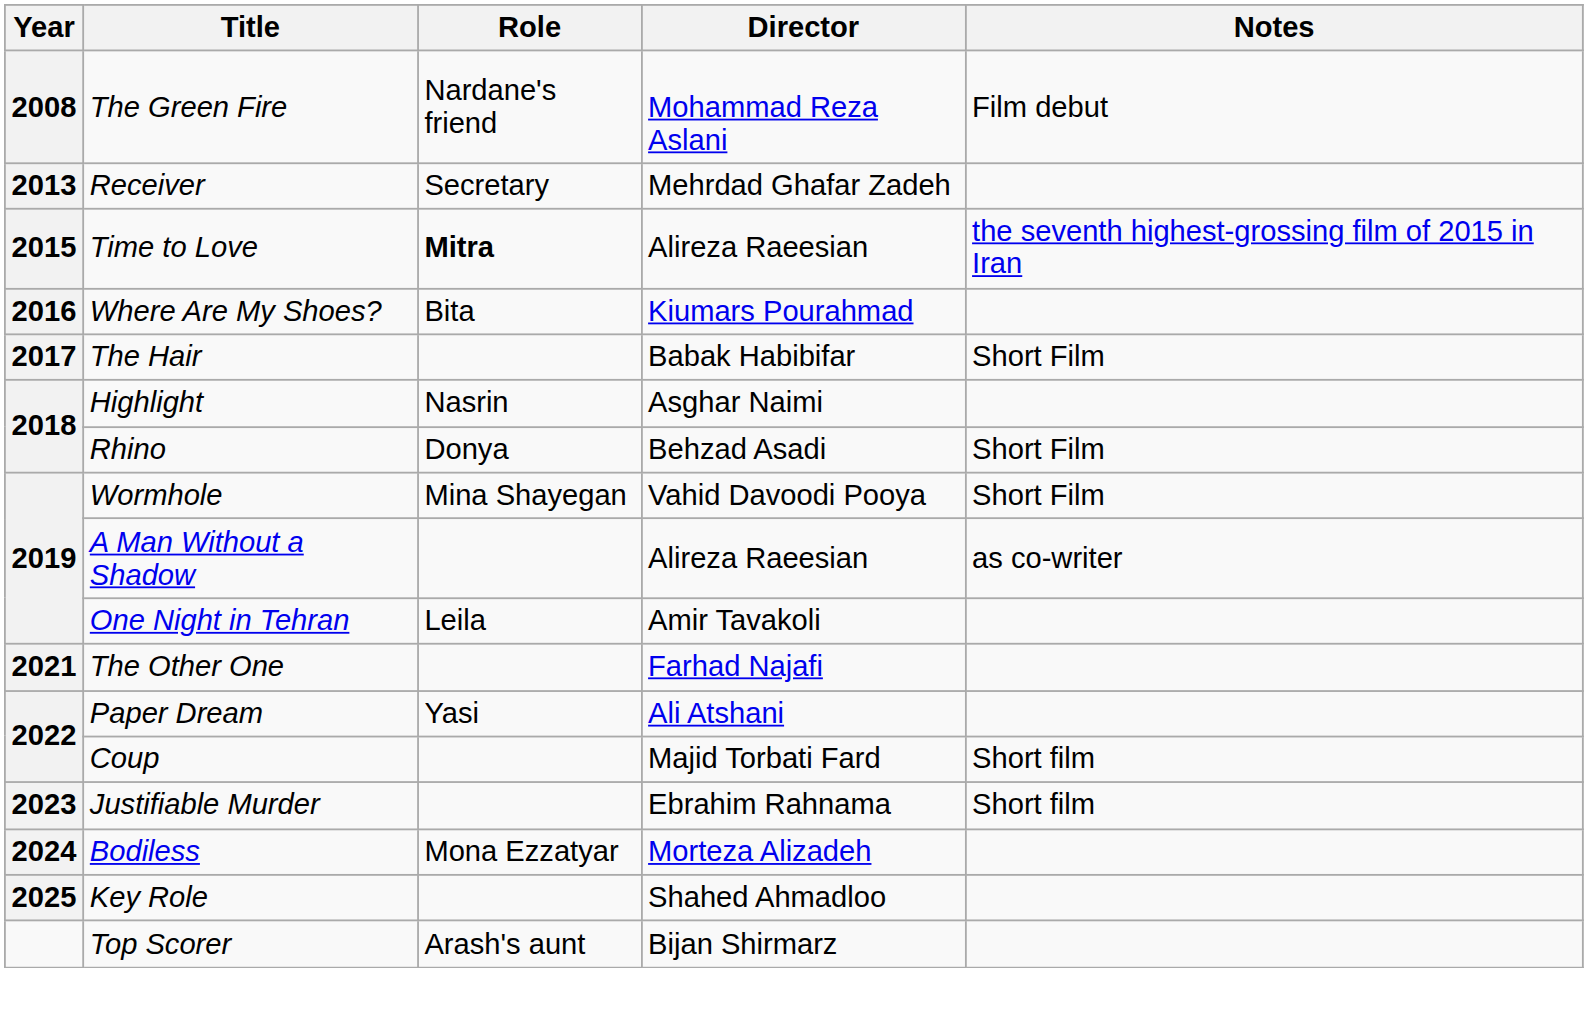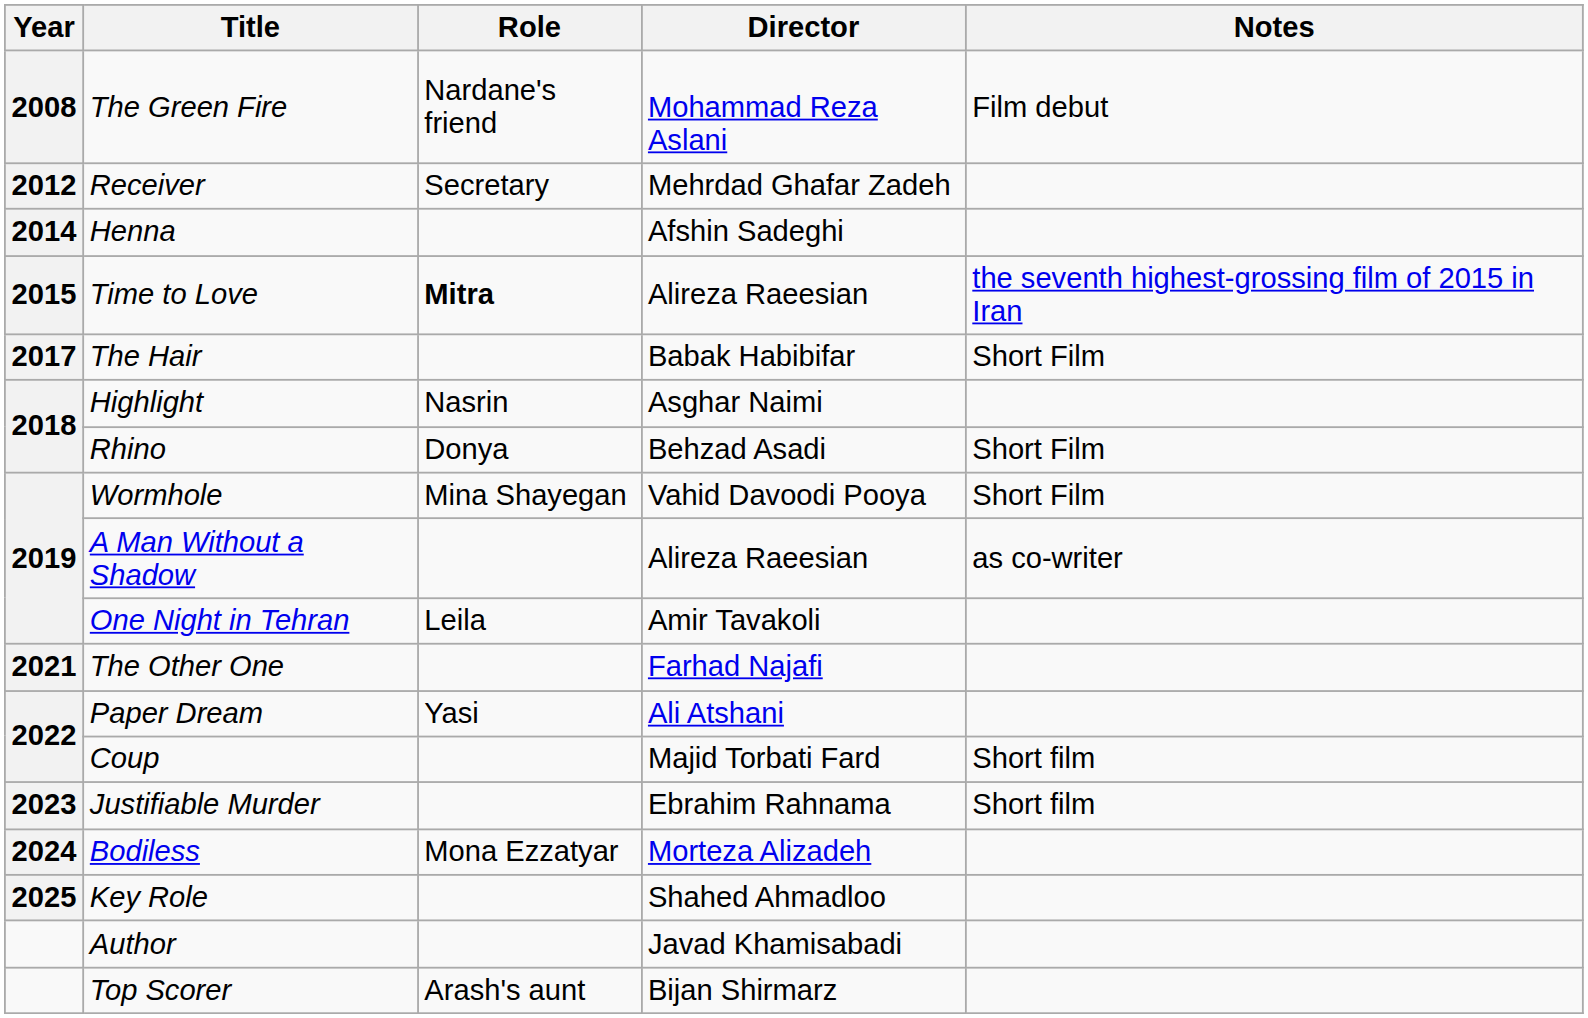(44, 185) 2013 -> (44, 185) 2012
+ row: (133, 231)
- row: (236, 310)
+ row: (133, 943)
